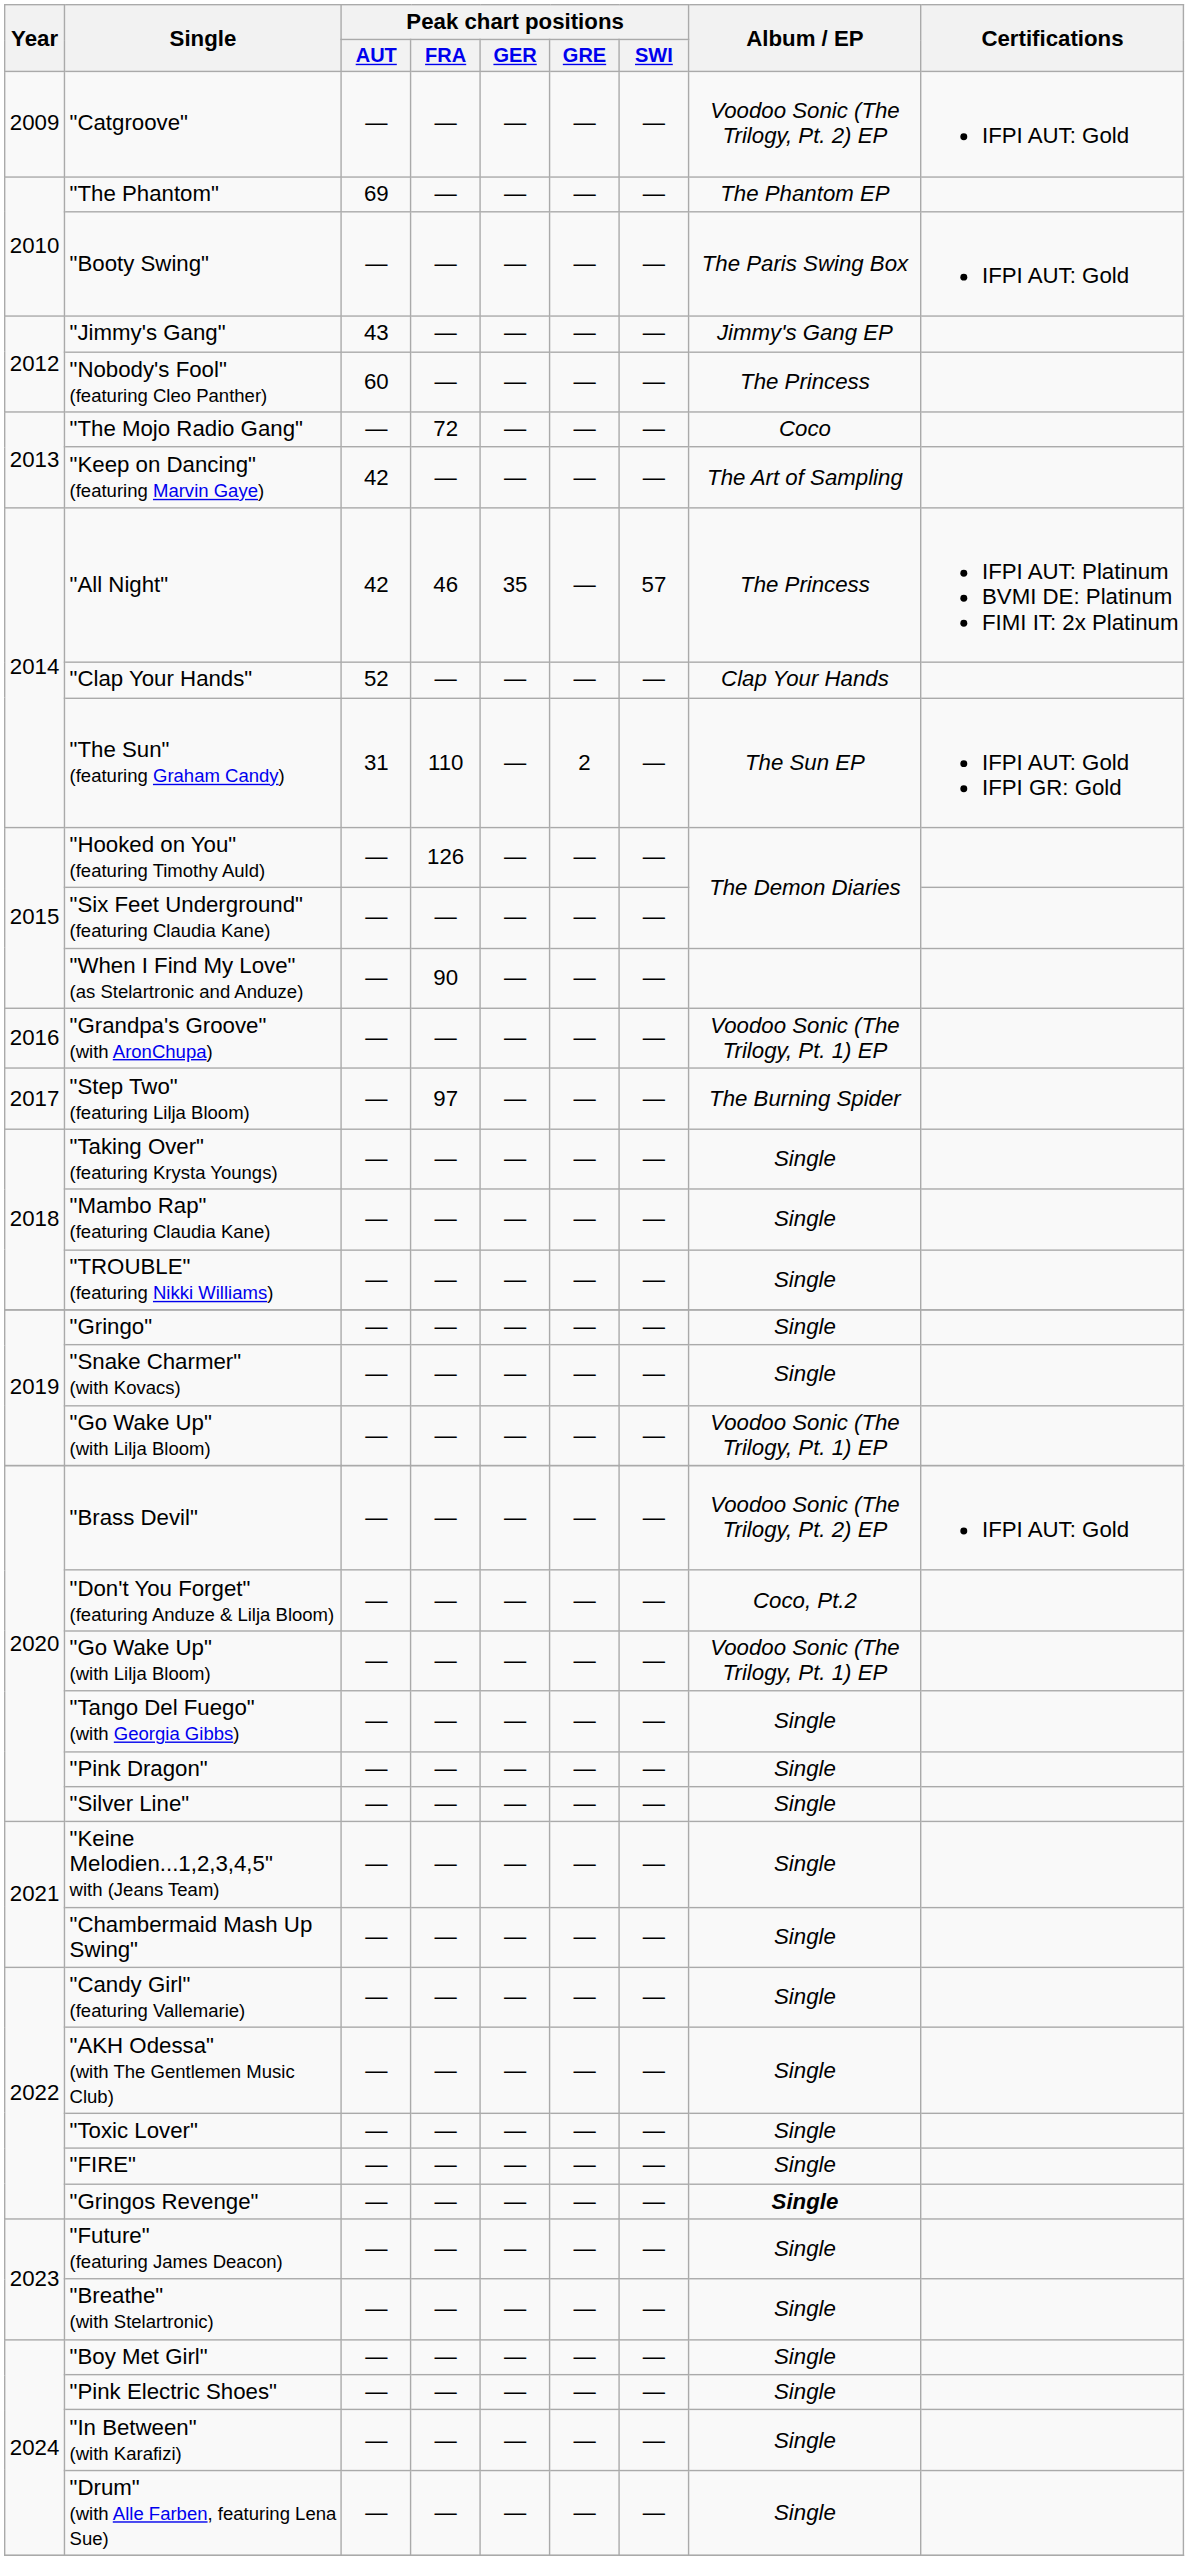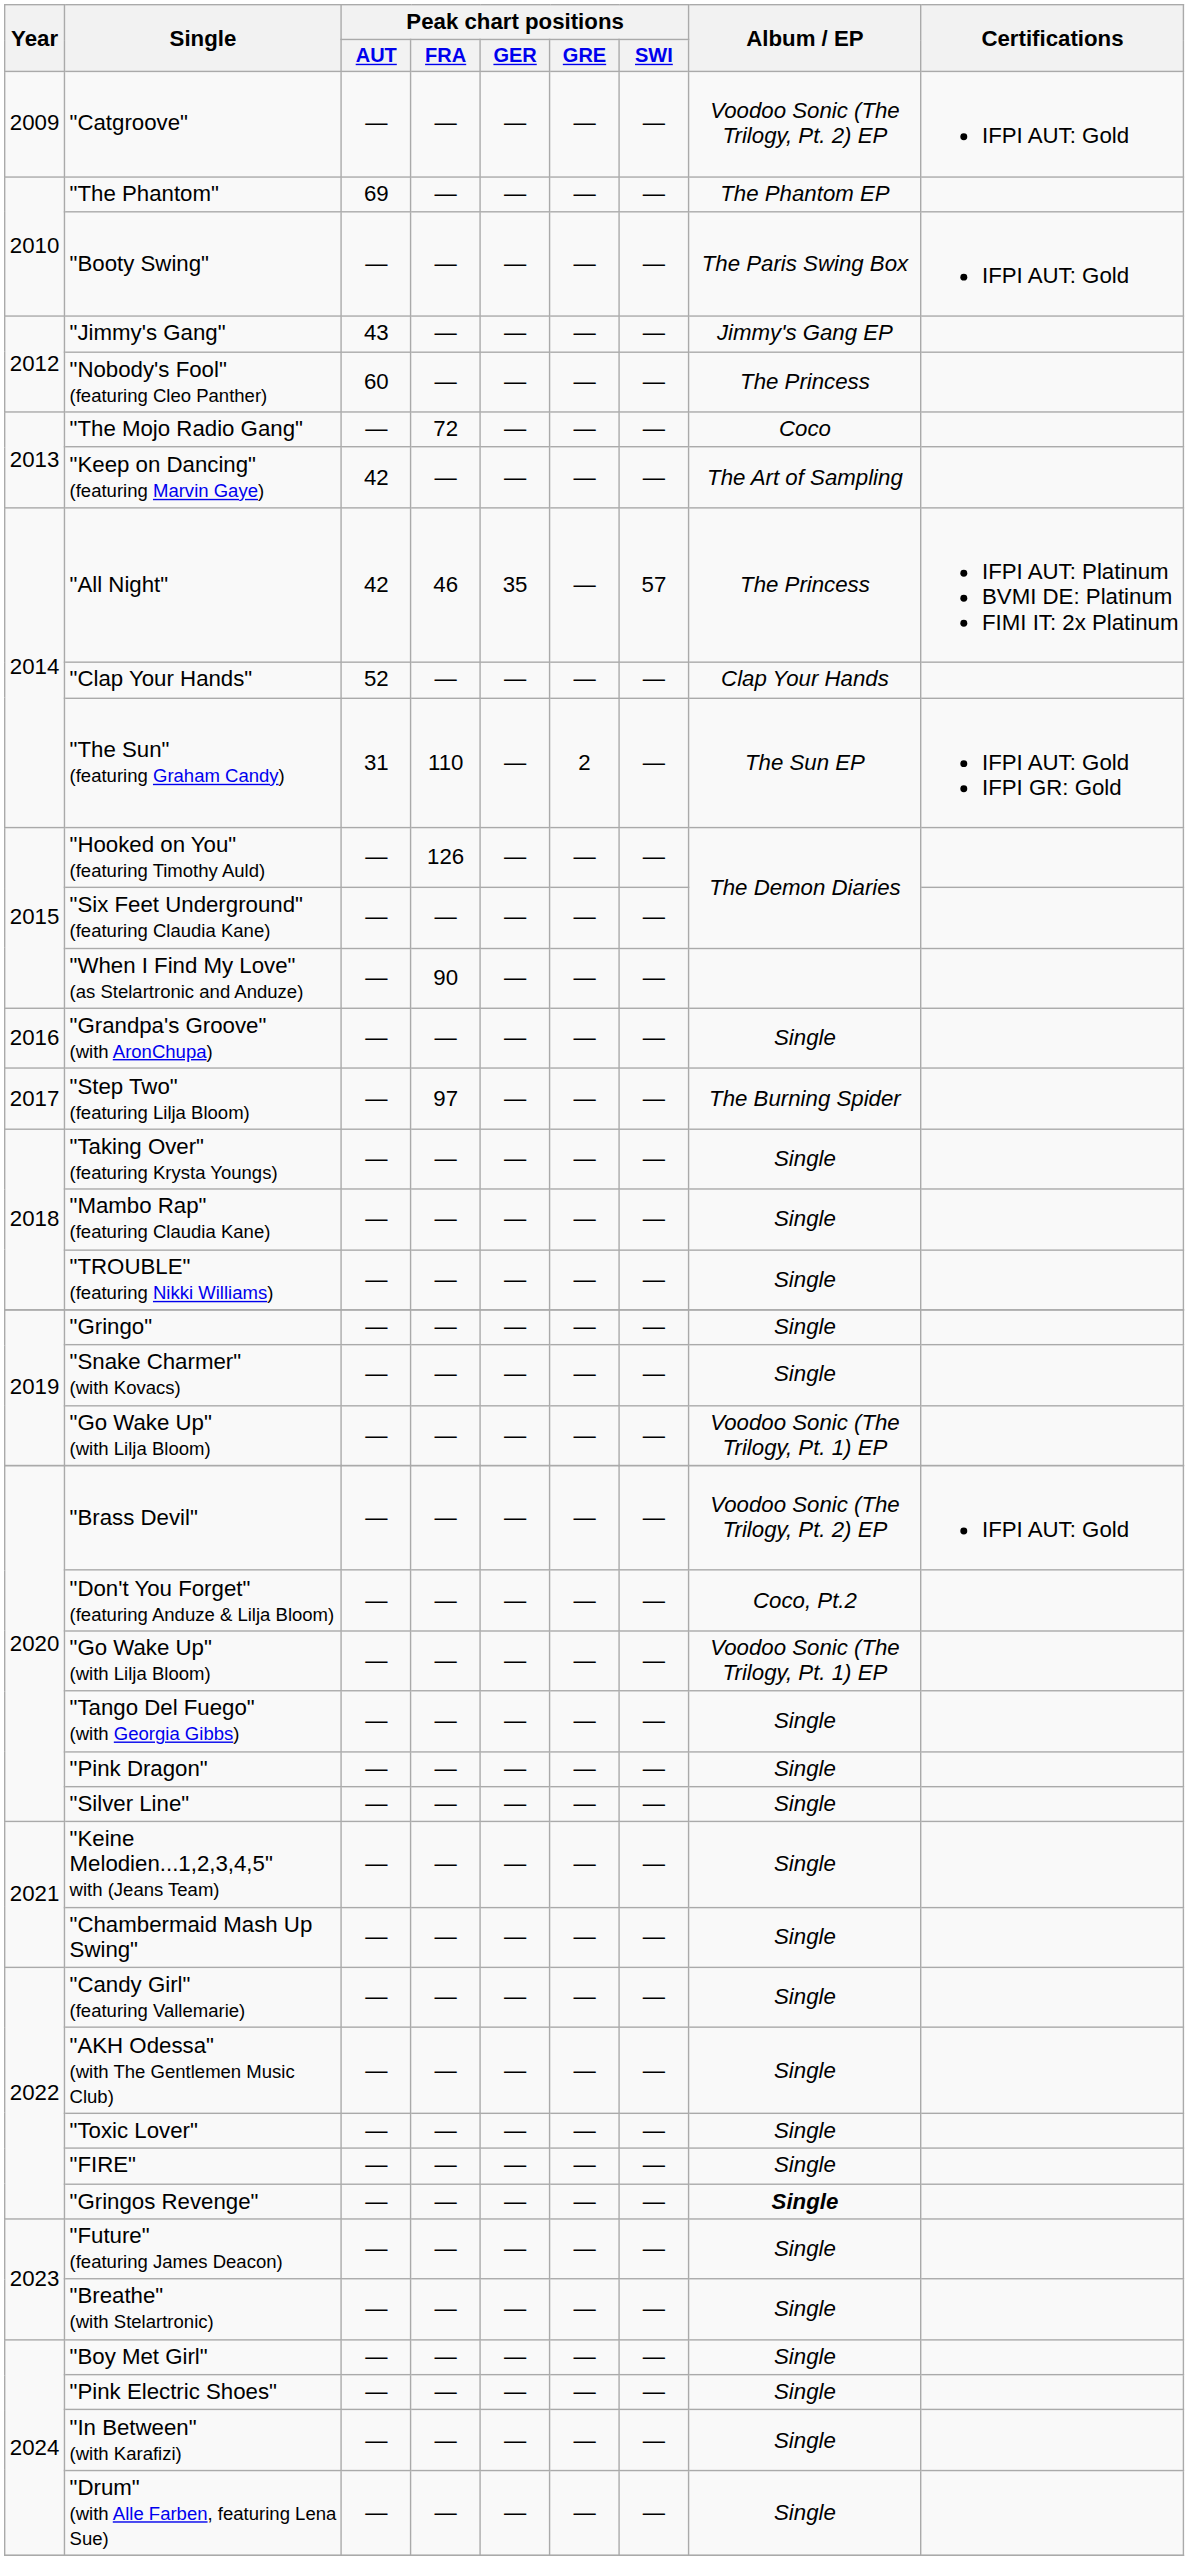(805, 1038) Voodoo Sonic (The Trilogy, Pt. 1) EP -> (805, 1038) Single
